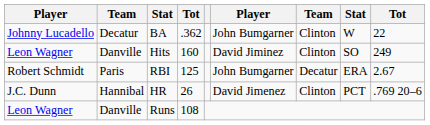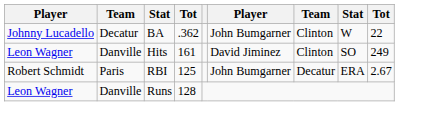(189, 52) 160 -> (187, 52) 161
- row: (158, 91)
(189, 110) 108 -> (187, 91) 128
